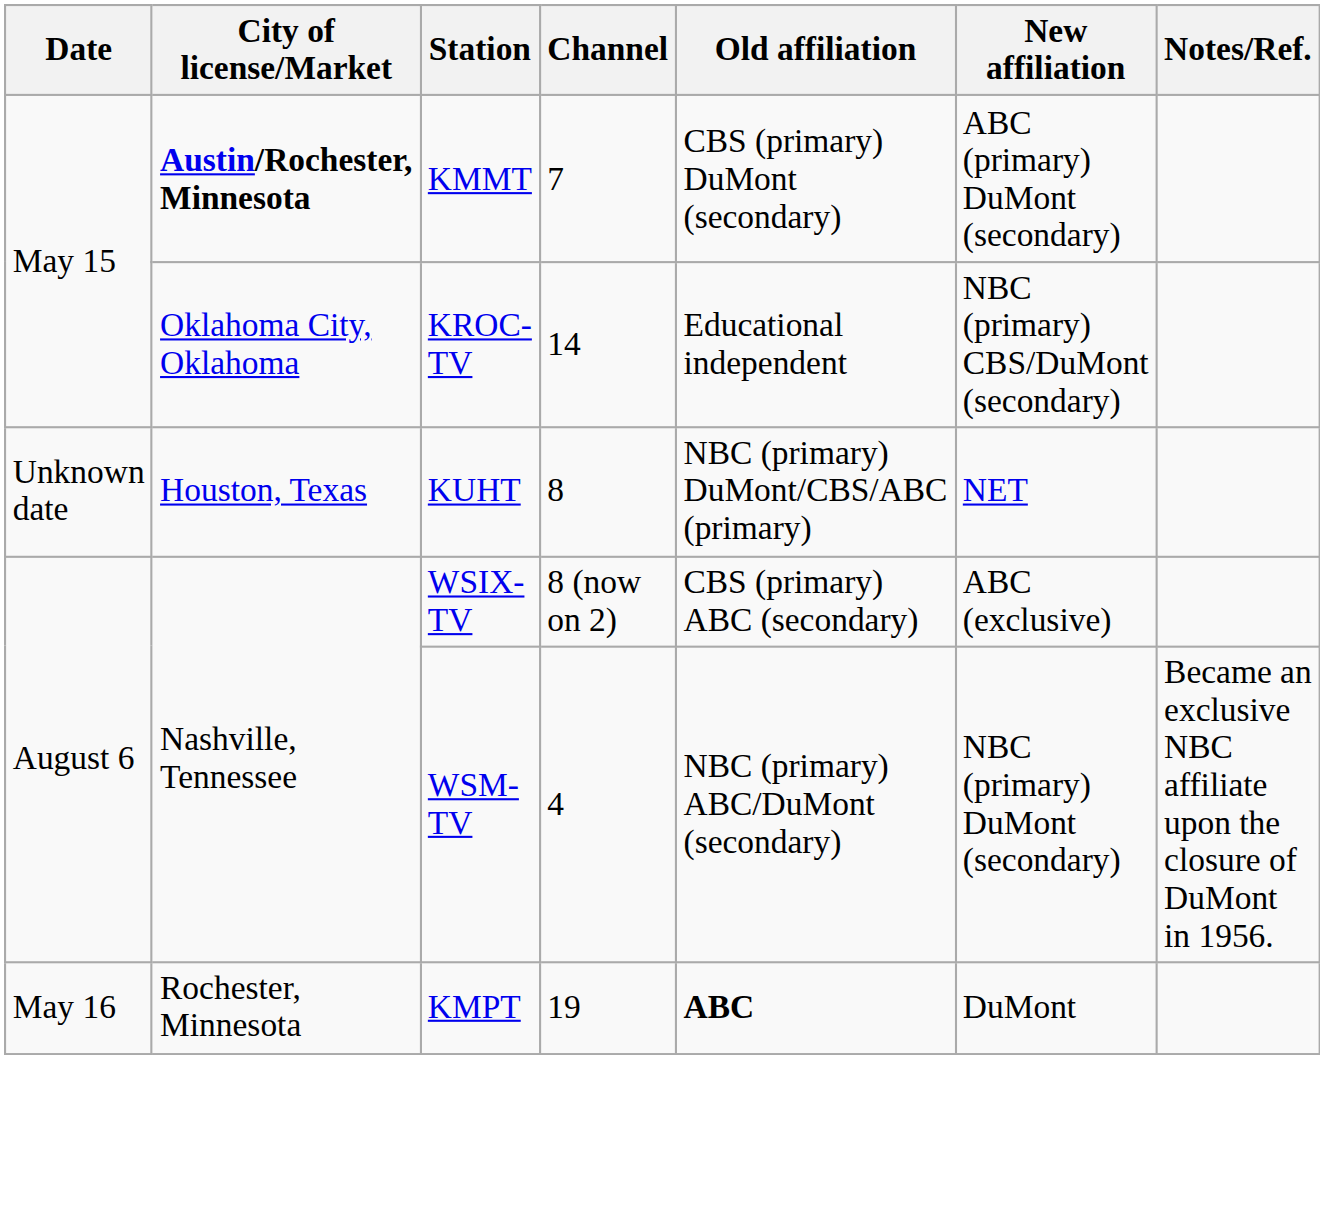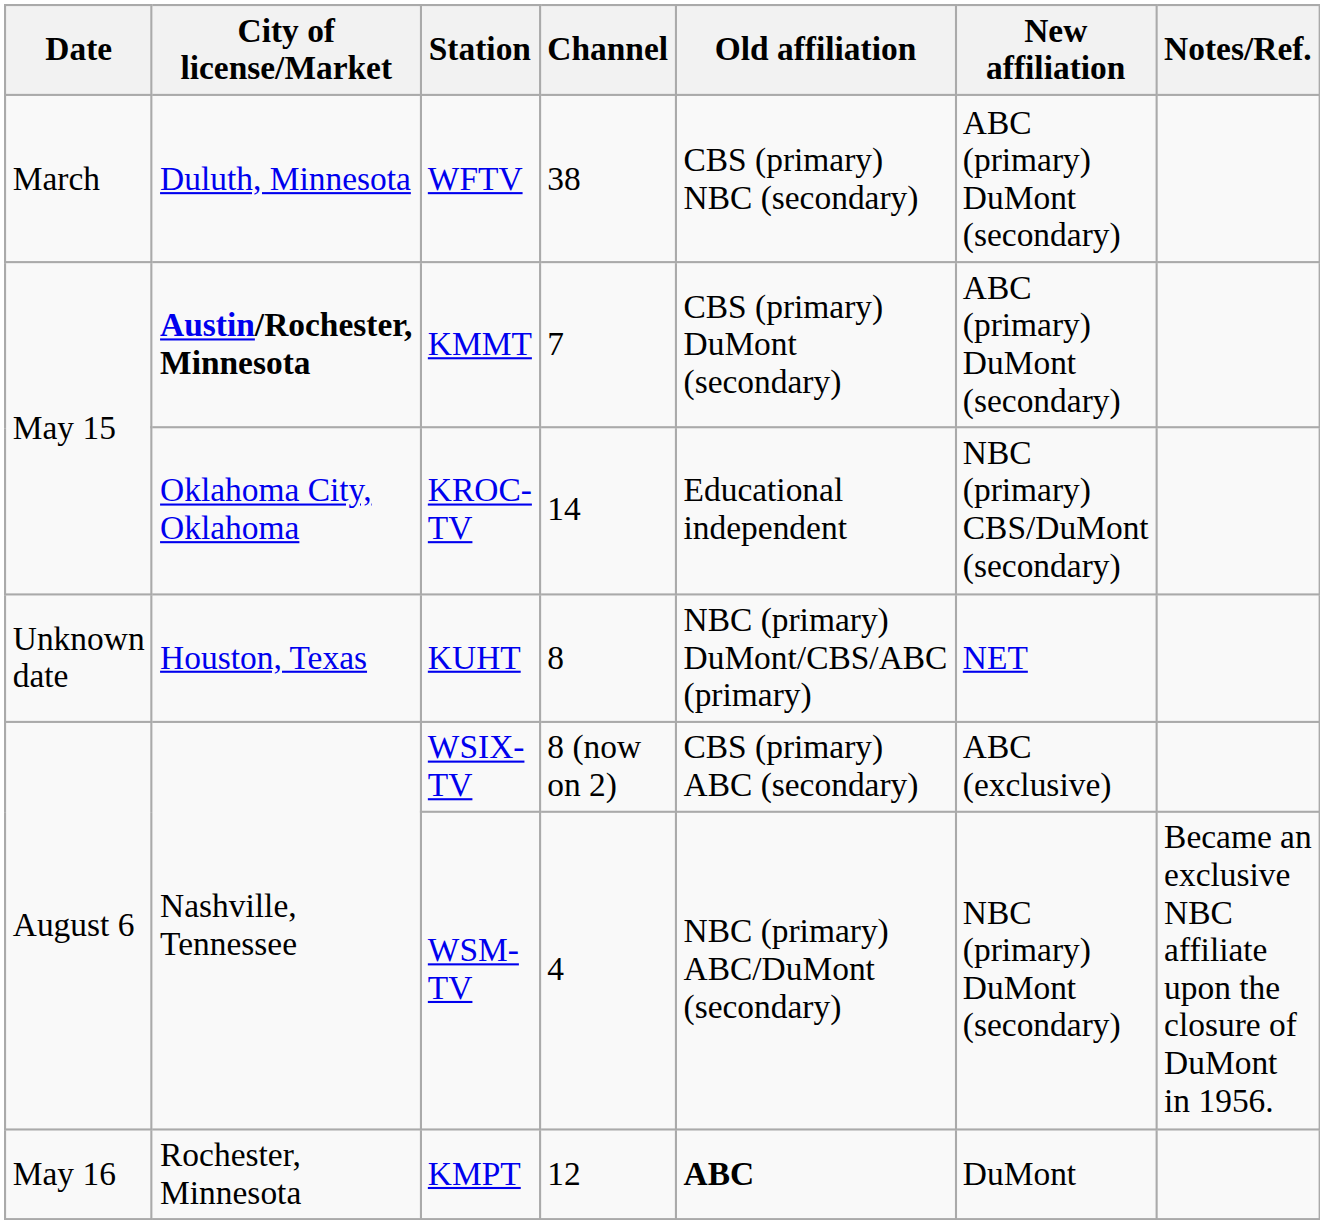+ row: (475, 178)
(564, 1007) 19 -> (564, 1173) 12
